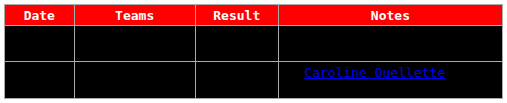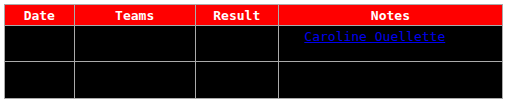rows swapped: (135, 80) <-> (135, 44)
